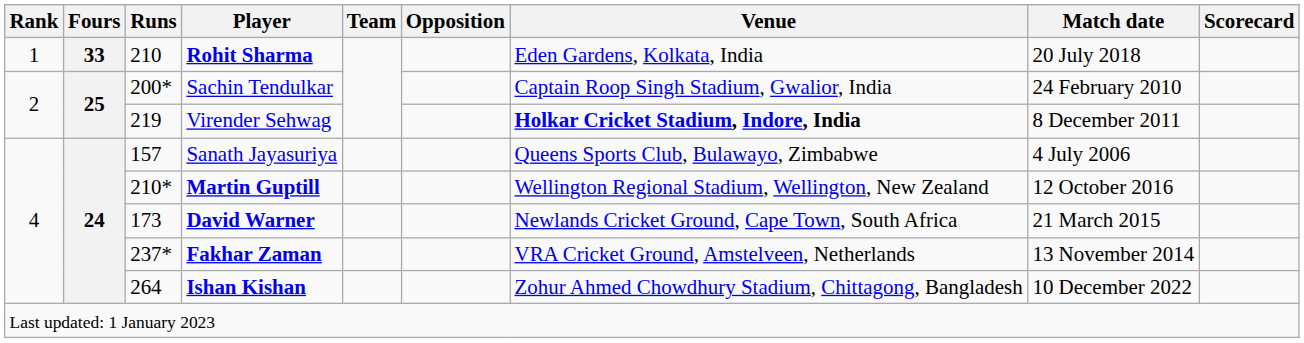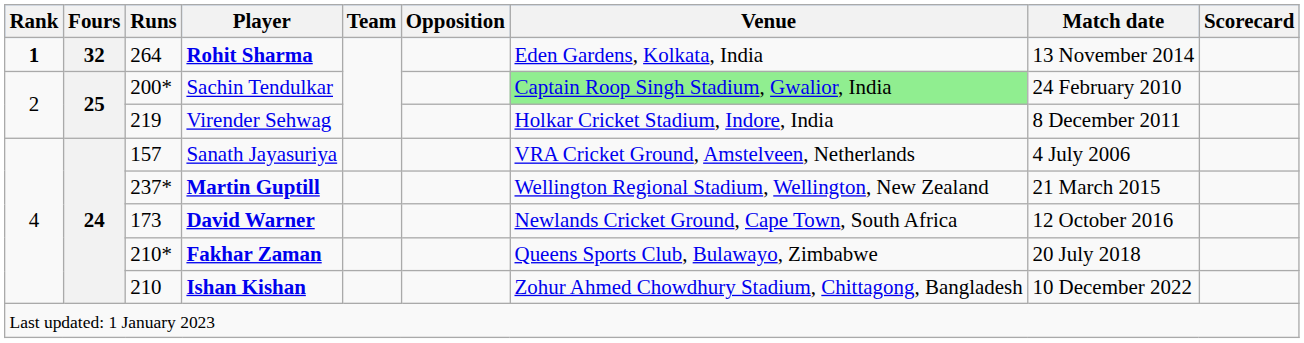(34, 54) normal -> (34, 54) bold
(94, 54) 33 -> (94, 54) 32
(146, 54) 210 -> (146, 54) 264
(1087, 54) 20 July 2018 -> (1113, 54) 13 November 2014
(703, 87) no background -> (703, 87) lightgreen background
(688, 120) bold -> (674, 120) normal
(696, 154) Queens Sports Club, Bulawayo, Zimbabwe -> (715, 154) VRA Cricket Ground, Amstelveen, Netherlands
(151, 187) 210* -> (151, 187) 237*
(1103, 187) 12 October 2016 -> (1096, 187) 21 March 2015
(1096, 220) 21 March 2015 -> (1103, 220) 12 October 2016
(151, 253) 237* -> (151, 253) 210*
(715, 253) VRA Cricket Ground, Amstelveen, Netherlands -> (696, 253) Queens Sports Club, Bulawayo, Zimbabwe
(1113, 253) 13 November 2014 -> (1087, 253) 20 July 2018
(146, 287) 264 -> (146, 287) 210
